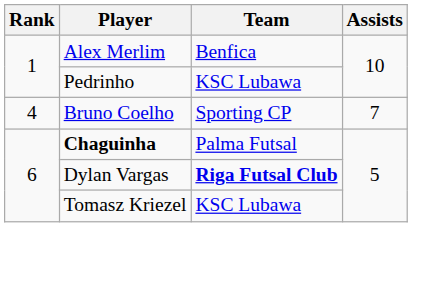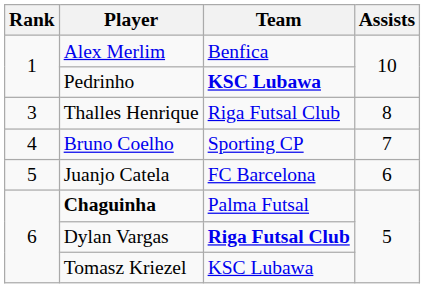(248, 81) normal -> (264, 81) bold
+ row: (131, 112)
+ row: (117, 174)
